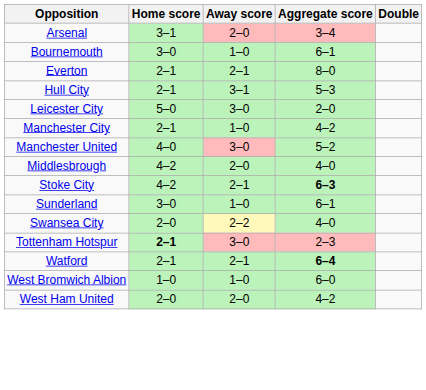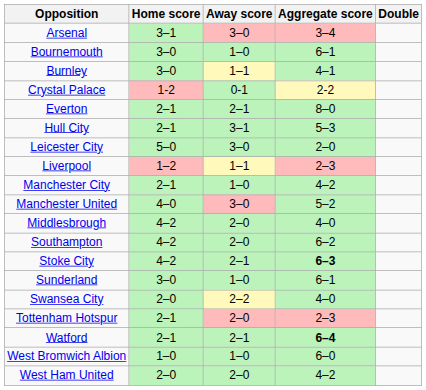(239, 33) 2–0 -> (239, 33) 3–0
+ row: (67, 71)
+ row: (67, 90)
+ row: (67, 166)
+ row: (67, 242)
(166, 242) bold -> (166, 318) normal
(239, 242) 3–0 -> (239, 318) 2–0
